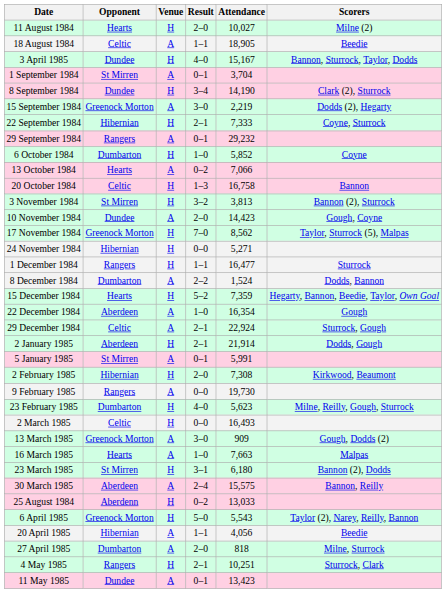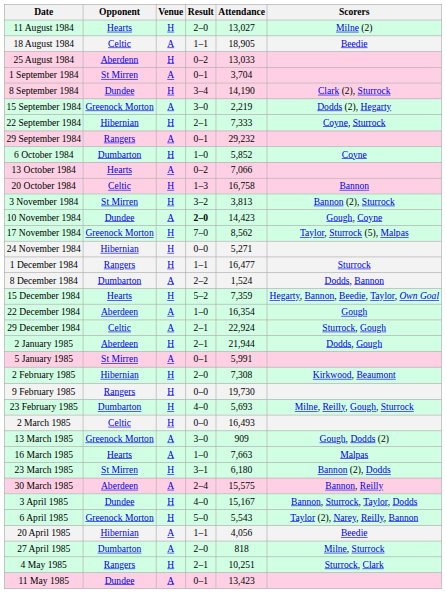(242, 28) 10,027 -> (242, 28) 13,027
rows swapped: (44, 502) <-> (44, 59)
(201, 217) normal -> (201, 217) bold
(242, 344) 21,914 -> (242, 344) 21,944
(171, 391) A -> (171, 391) H
(242, 407) 5,623 -> (242, 407) 5,693
